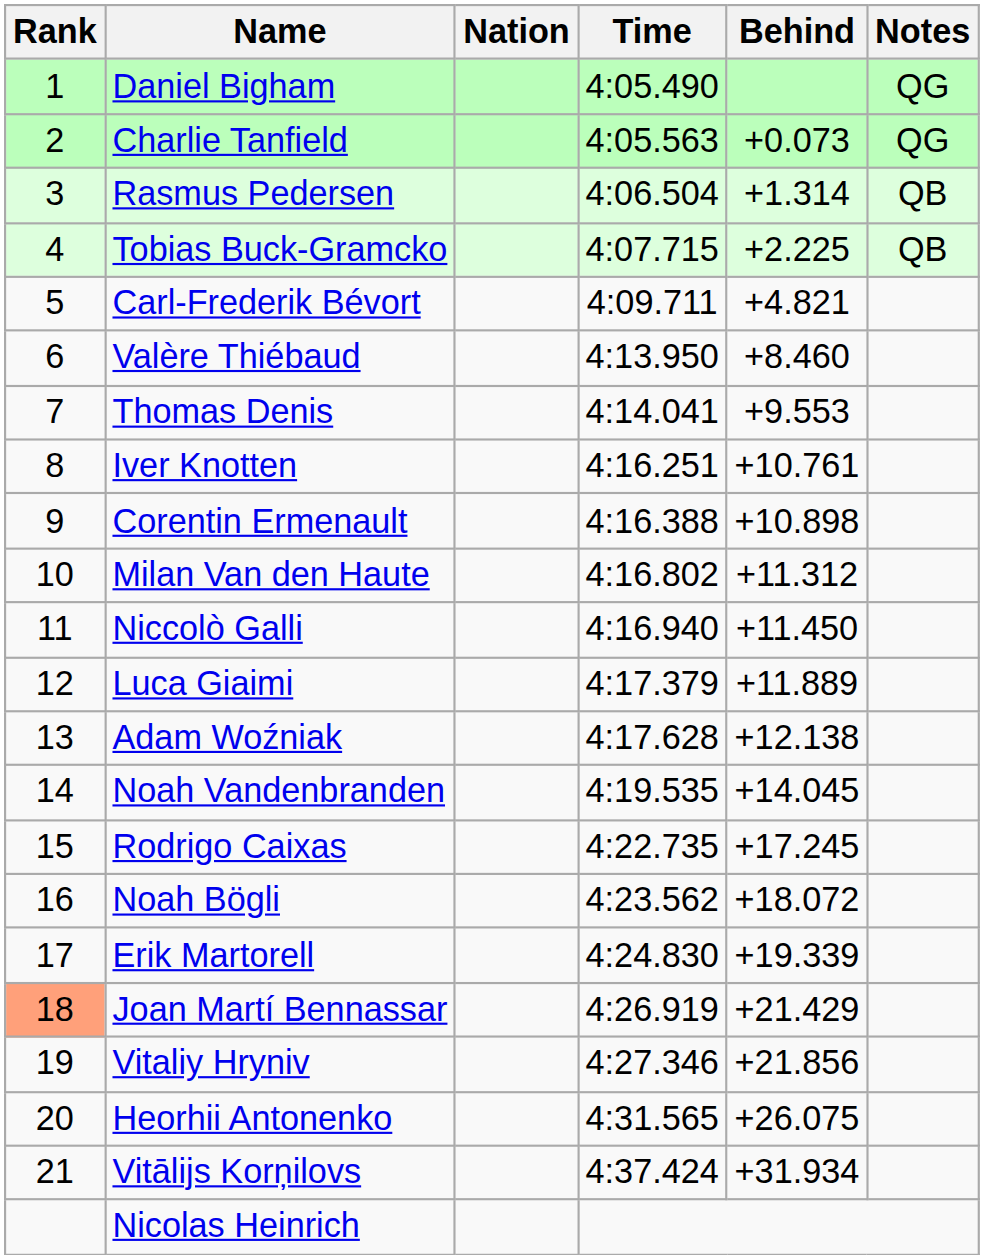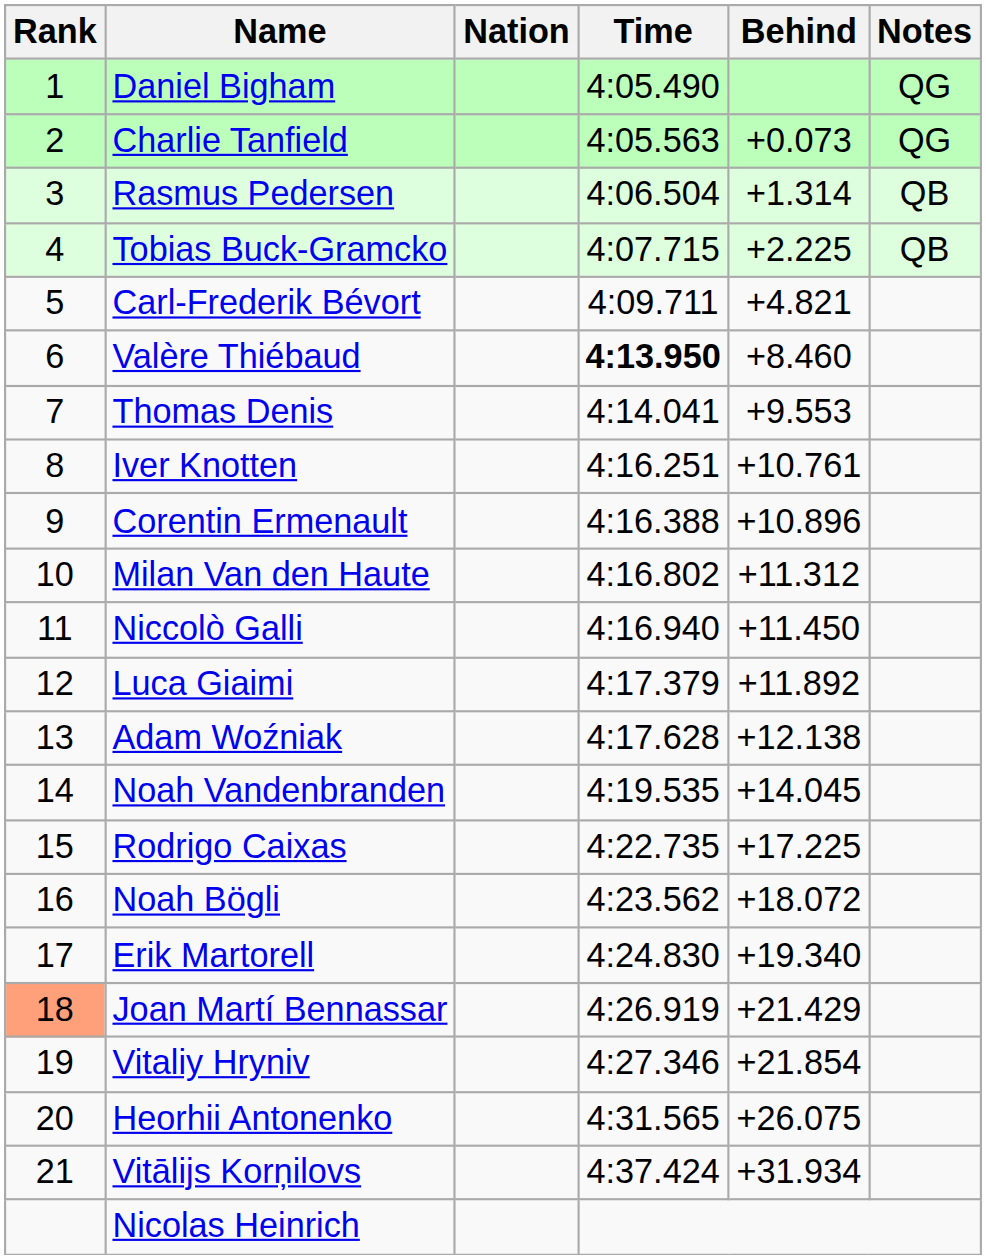(652, 357) normal -> (653, 357) bold
(797, 520) +10.898 -> (799, 520) +10.896
(797, 683) +11.889 -> (799, 683) +11.892
(797, 846) +17.245 -> (799, 846) +17.225
(797, 954) +19.339 -> (799, 954) +19.340
(797, 1063) +21.856 -> (799, 1063) +21.854
